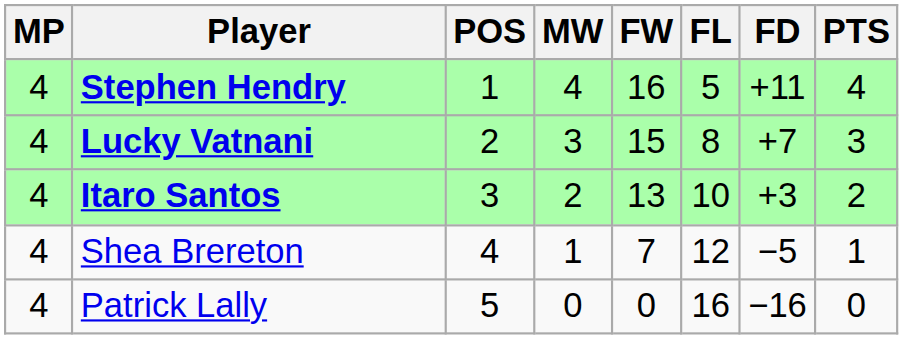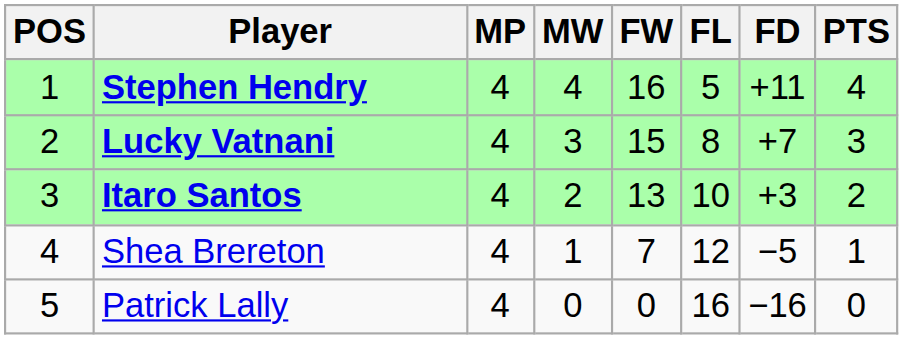columns swapped: (490, 31) <-> (39, 31)
